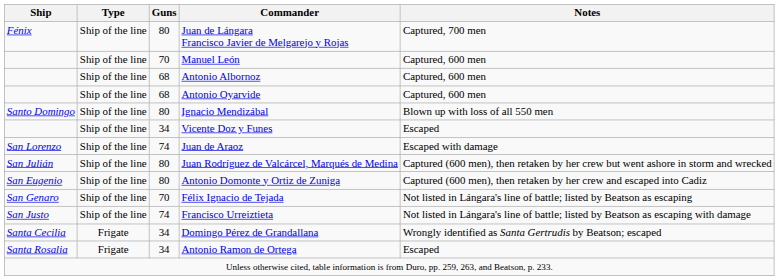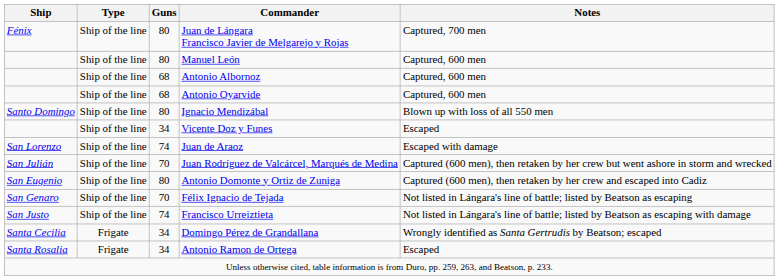(164, 59) 70 -> (164, 59) 80
(164, 163) 80 -> (164, 163) 70
